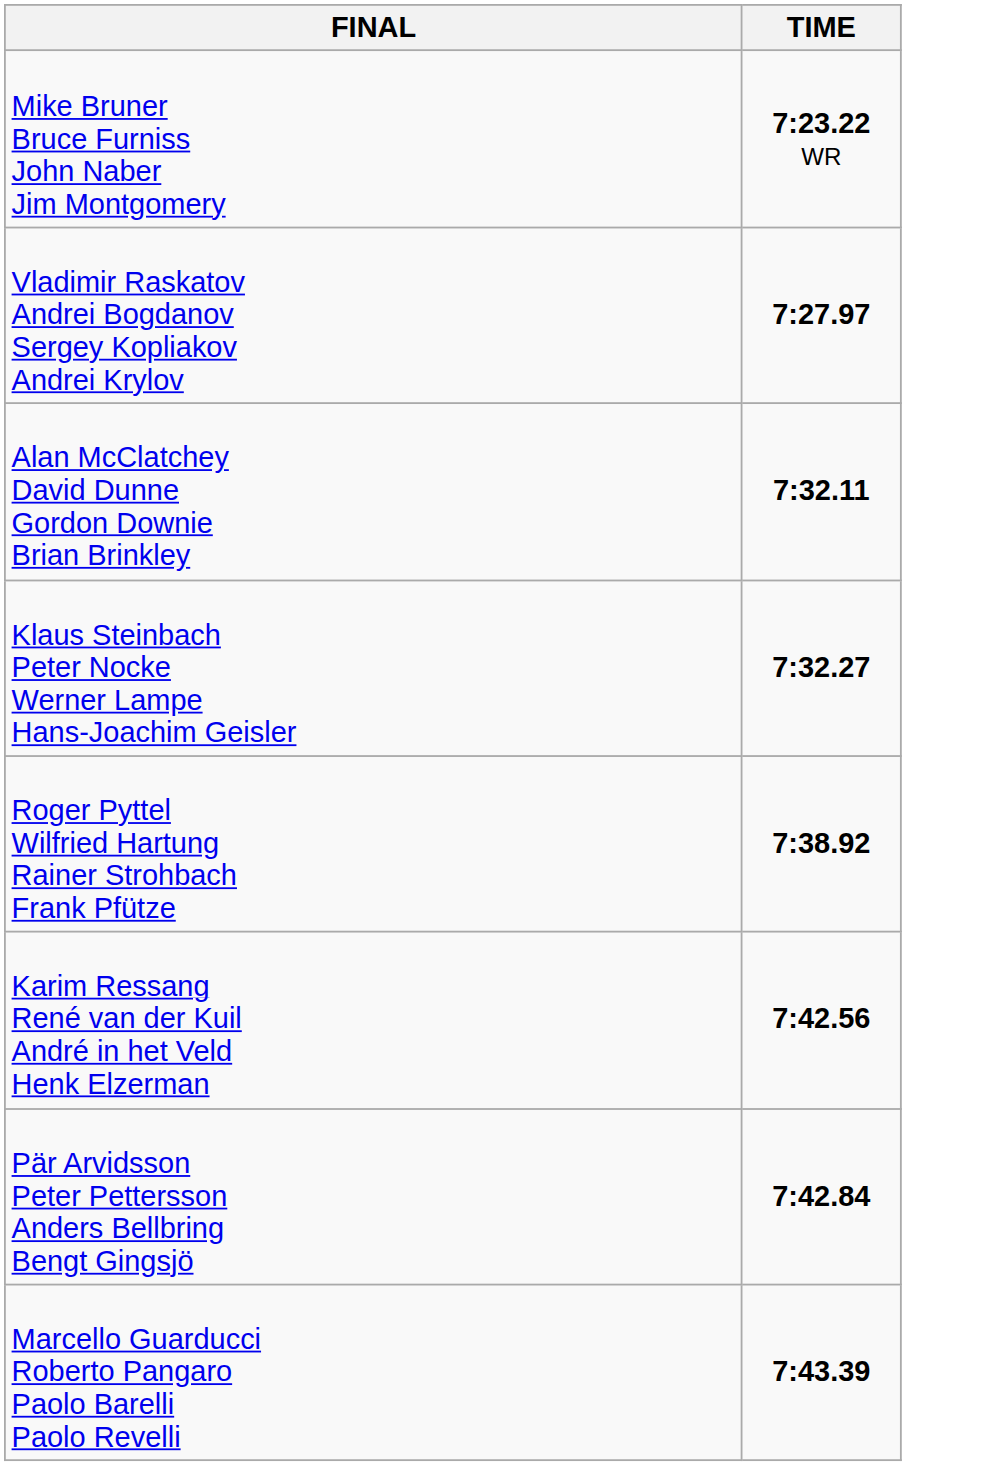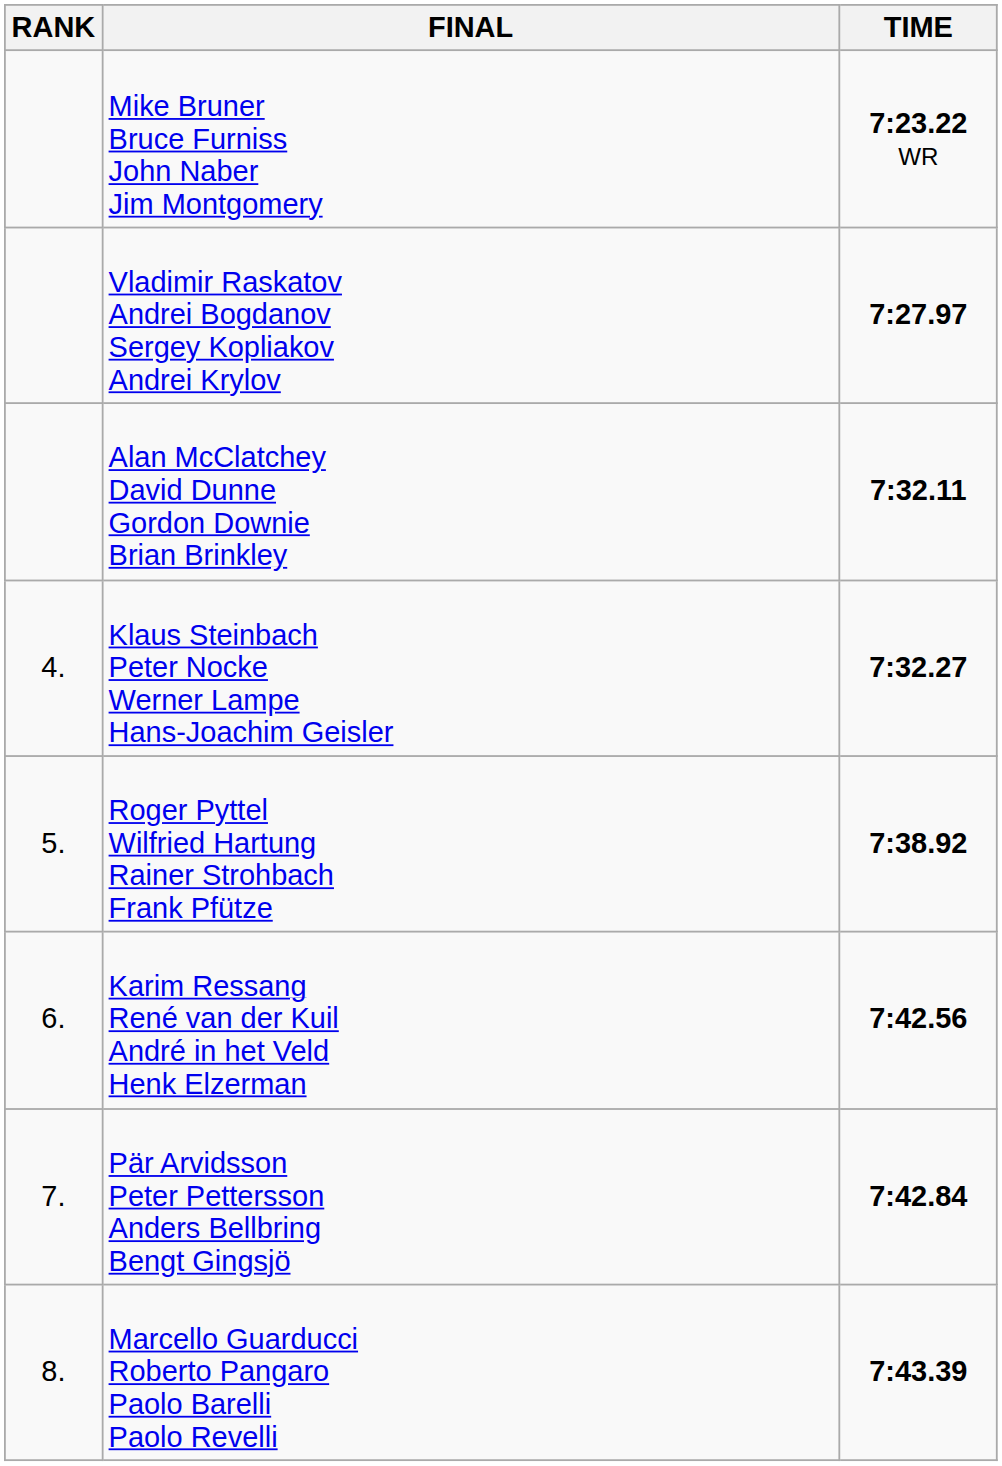+ column: (53, 27)
